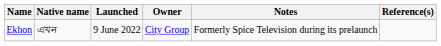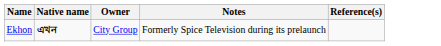- column: (117, 12)
(47, 30) normal -> (47, 30) bold
